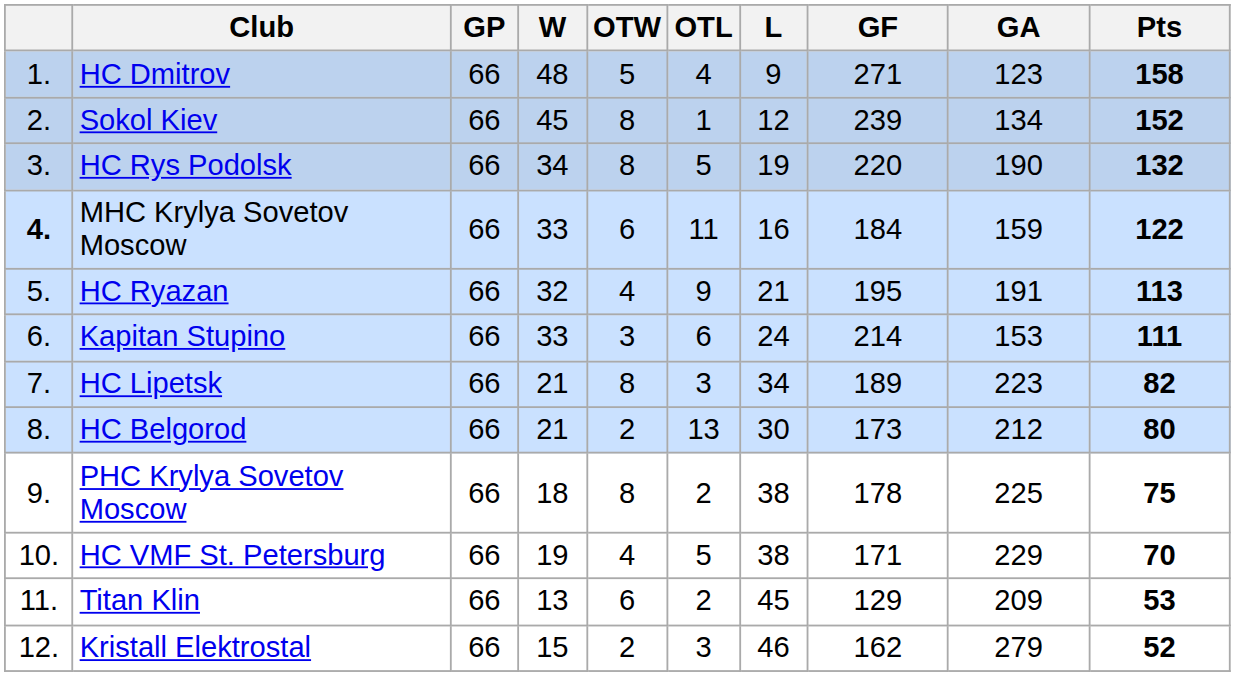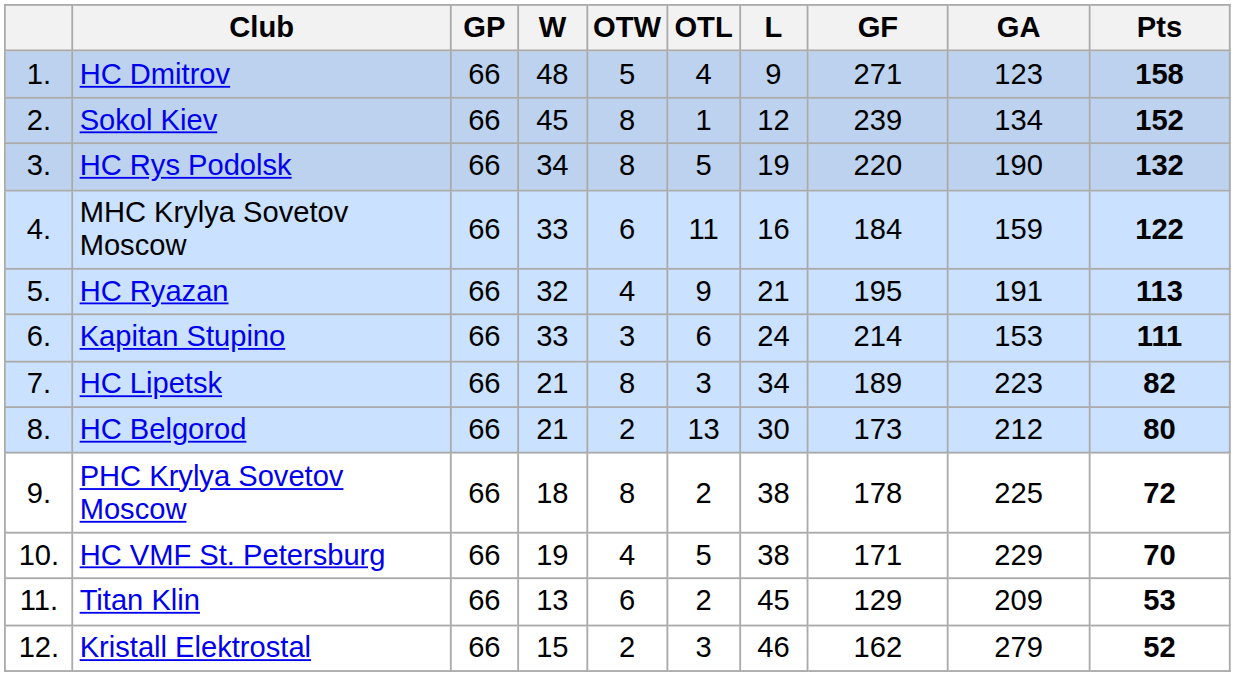(39, 228) bold -> (39, 228) normal
(1159, 492) 75 -> (1159, 492) 72
